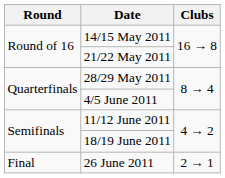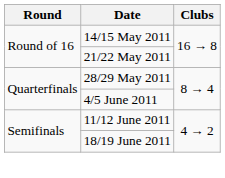- row: (119, 162)
